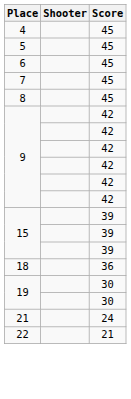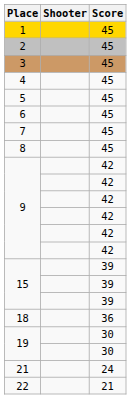+ row: (23, 30)
+ row: (23, 47)
+ row: (23, 64)
